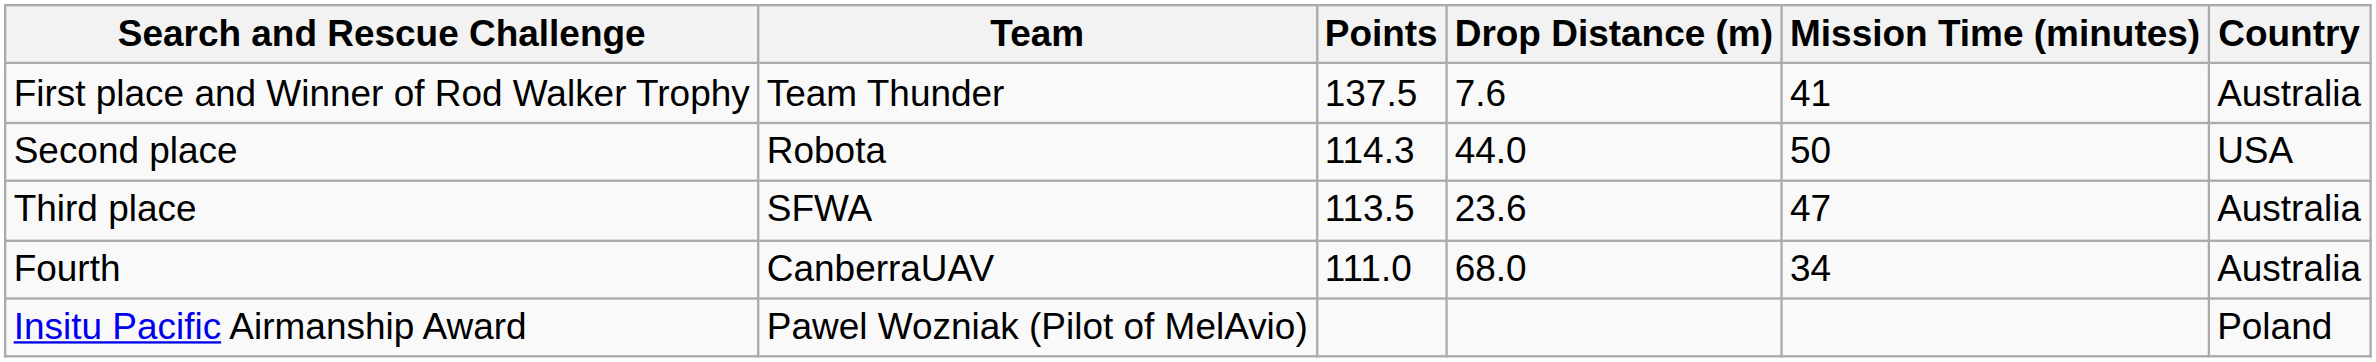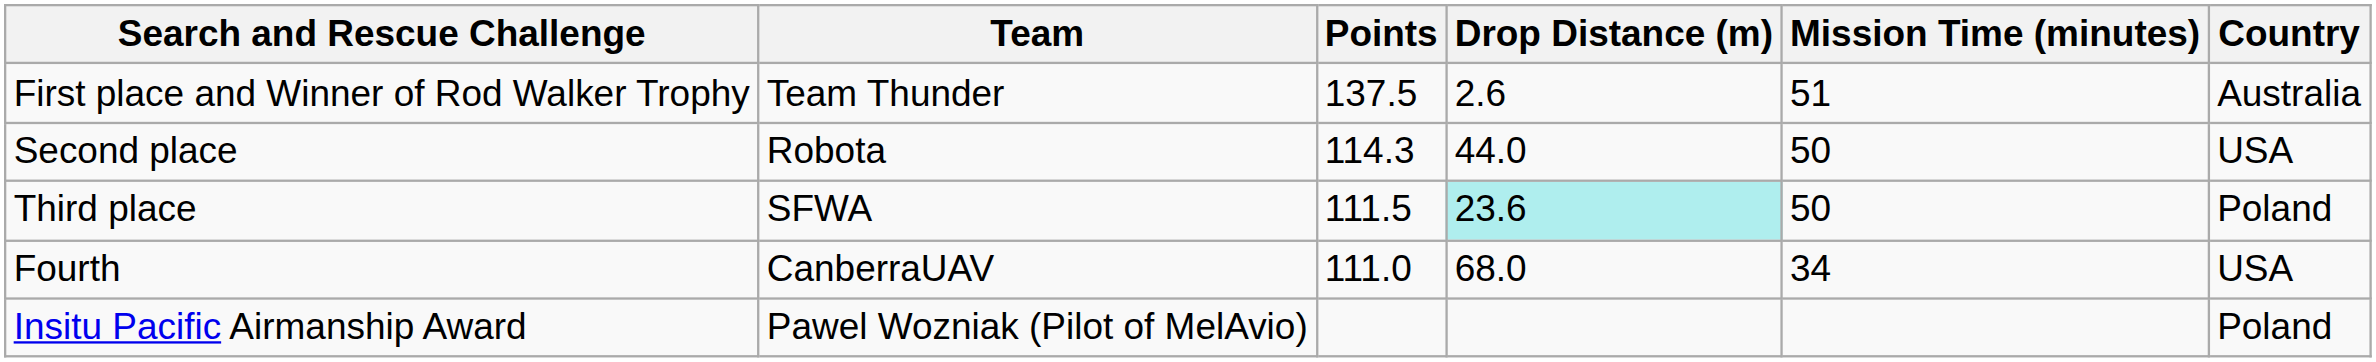(1480, 92) 7.6 -> (1480, 92) 2.6
(1811, 92) 41 -> (1811, 92) 51
(1370, 209) 113.5 -> (1368, 209) 111.5
(1491, 209) no background -> (1491, 209) paleturquoise background
(1811, 209) 47 -> (1811, 209) 50
(2289, 209) Australia -> (2275, 209) Poland
(2289, 268) Australia -> (2255, 268) USA
